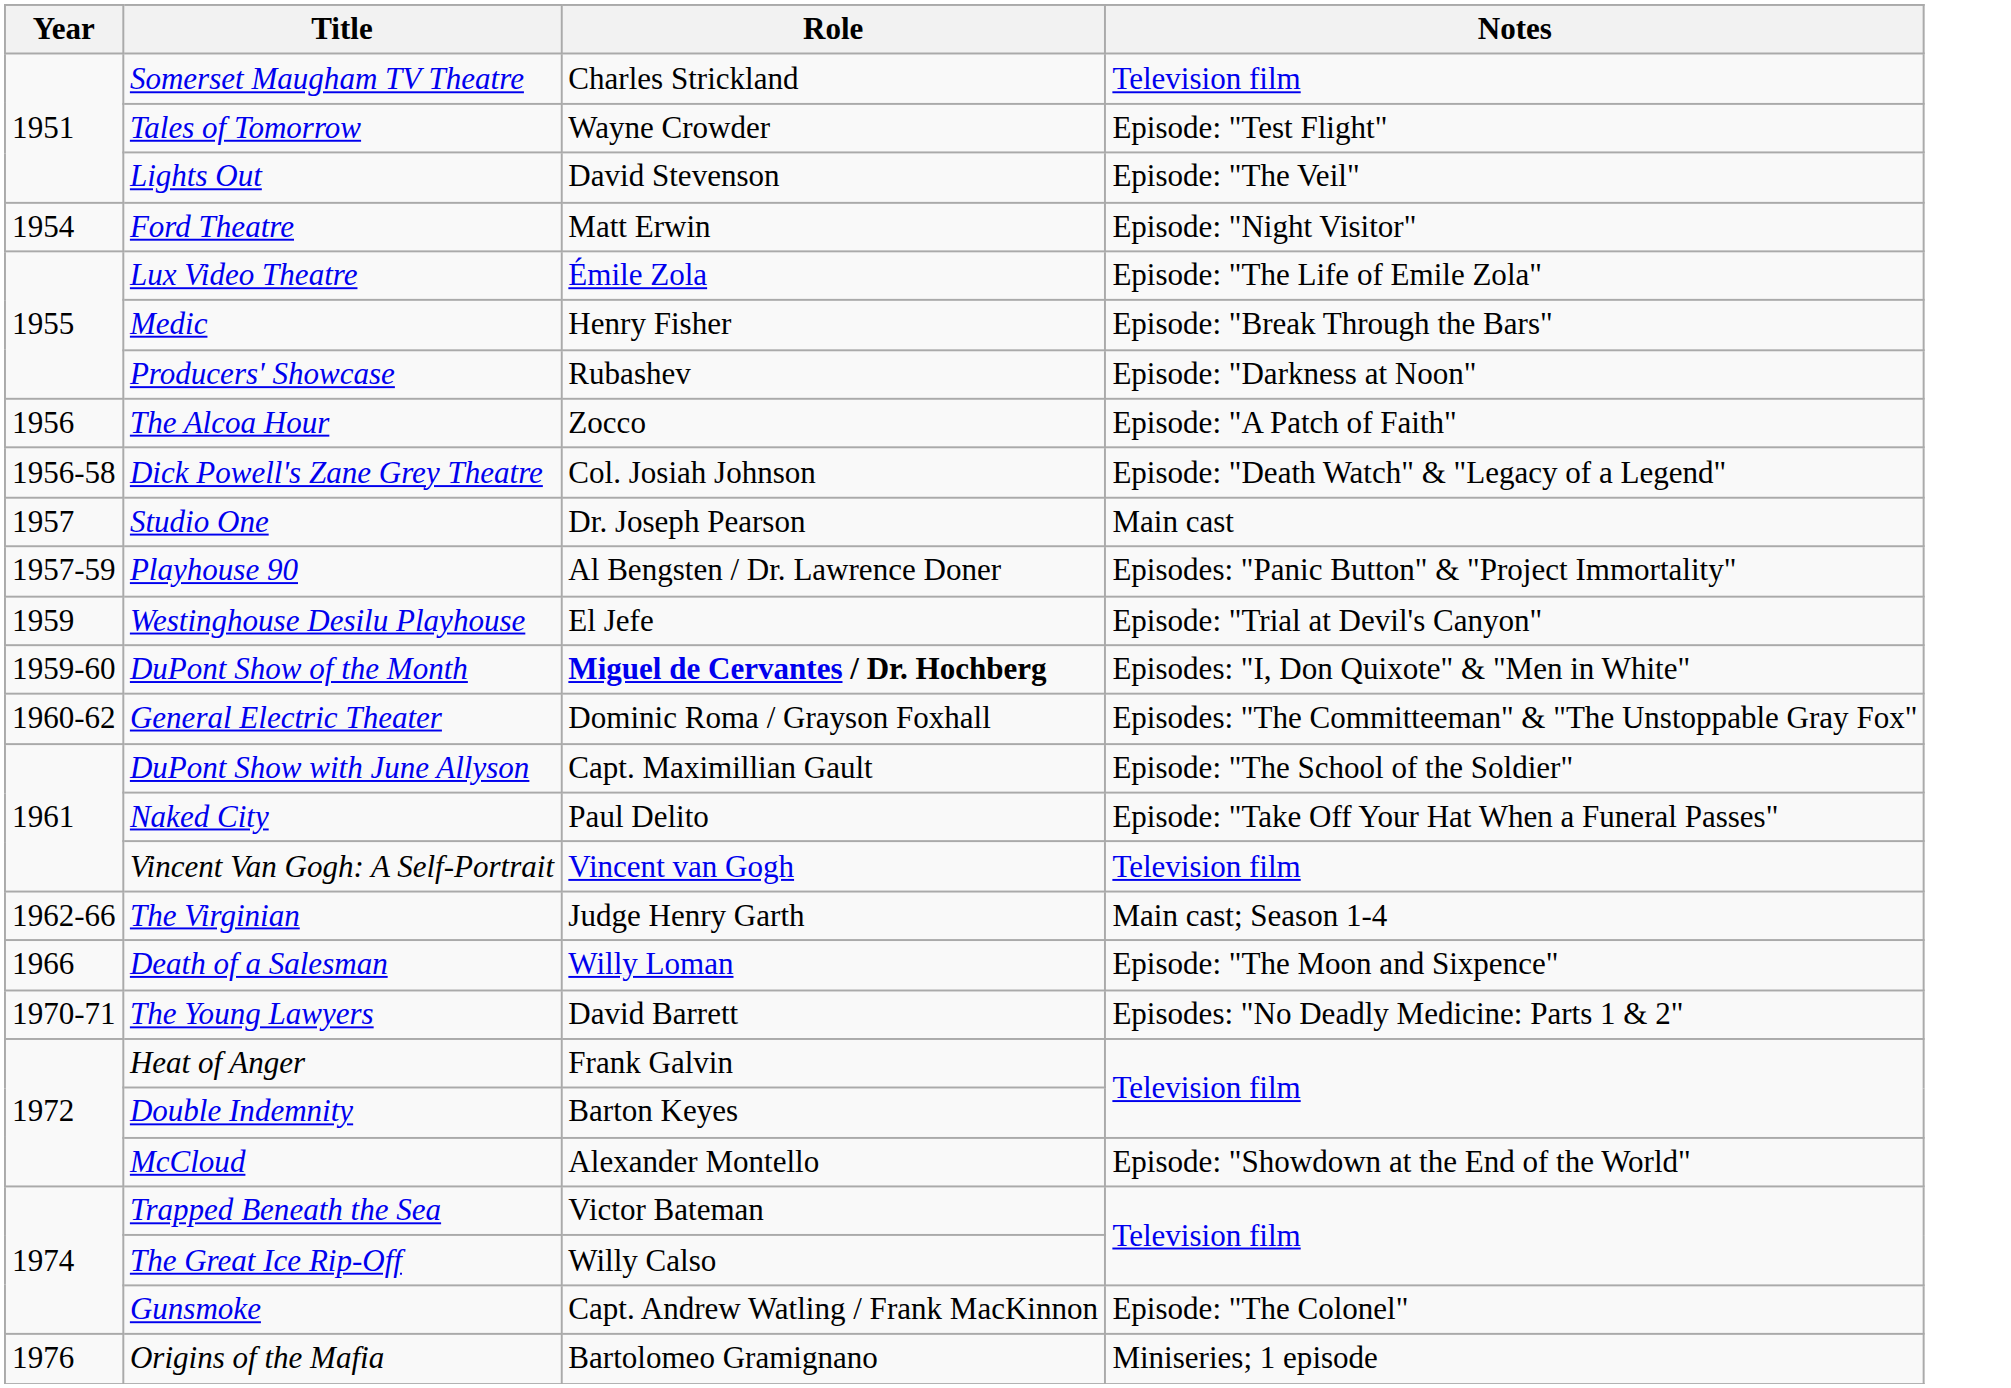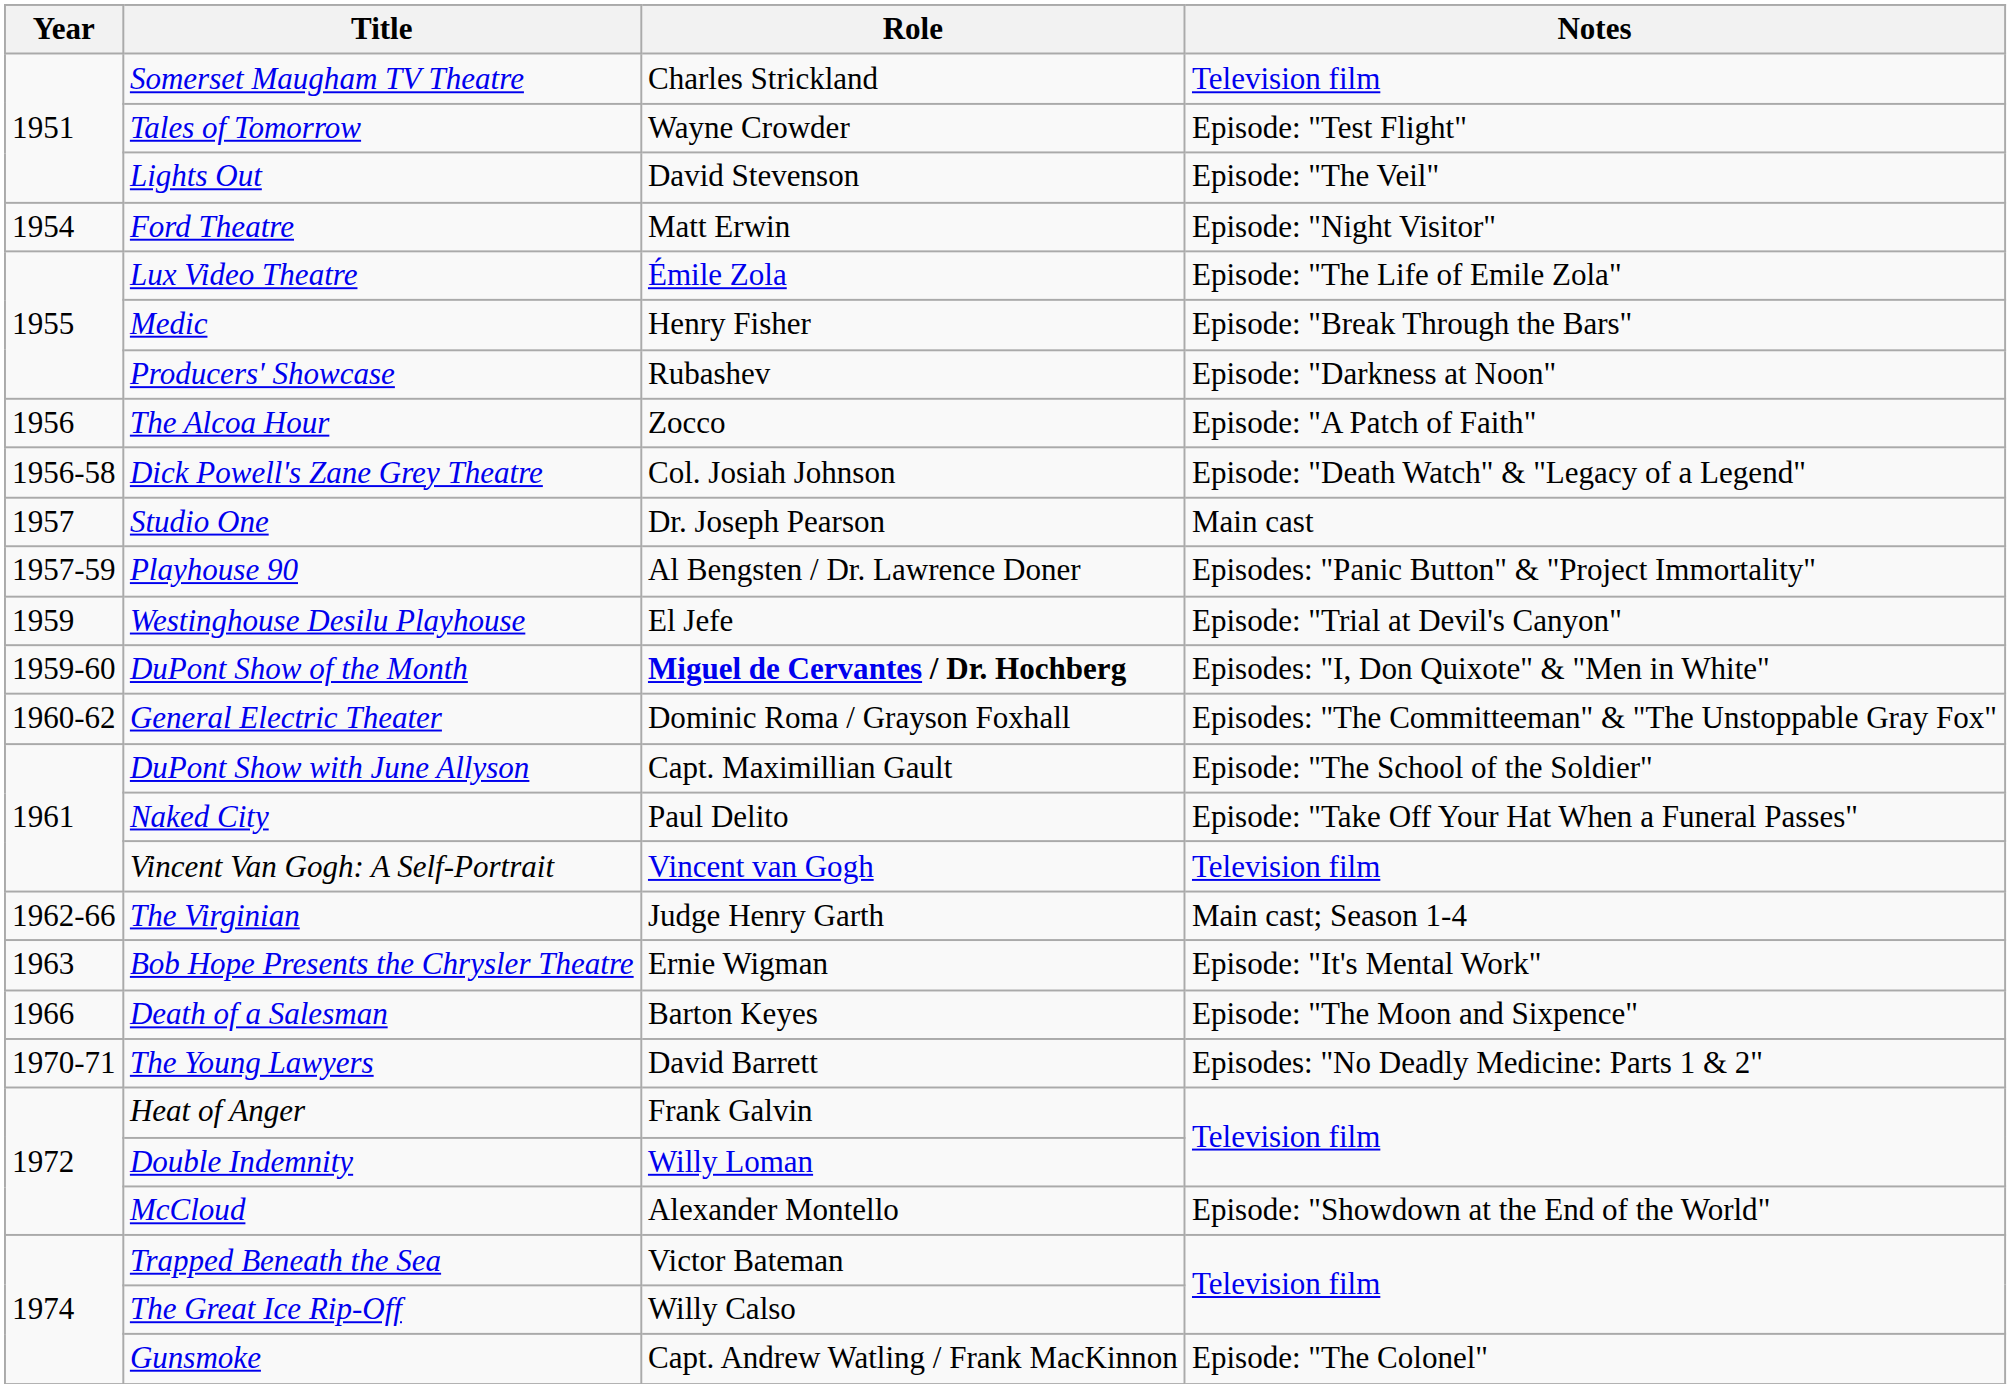+ row: (382, 964)
(651, 964) Willy Loman -> (733, 1013) Barton Keyes
(653, 1112) Barton Keyes -> (731, 1161) Willy Loman
- row: (257, 1358)
